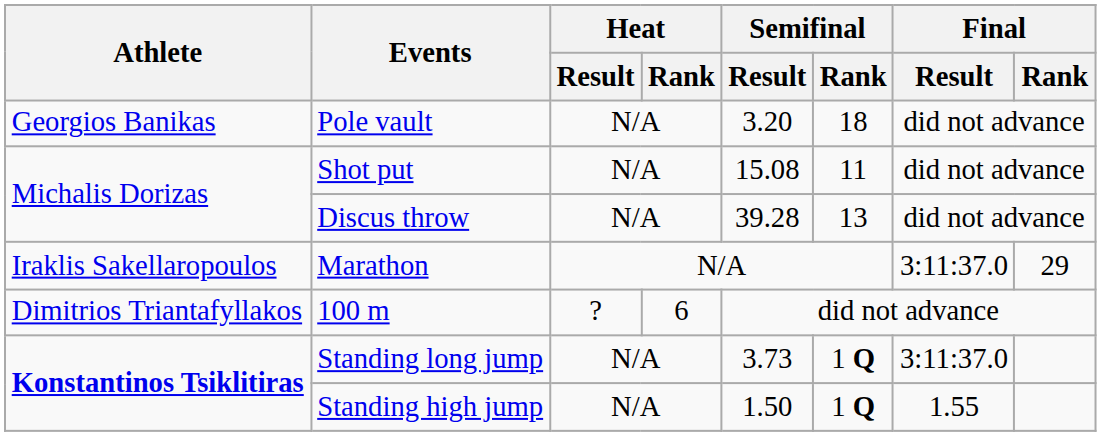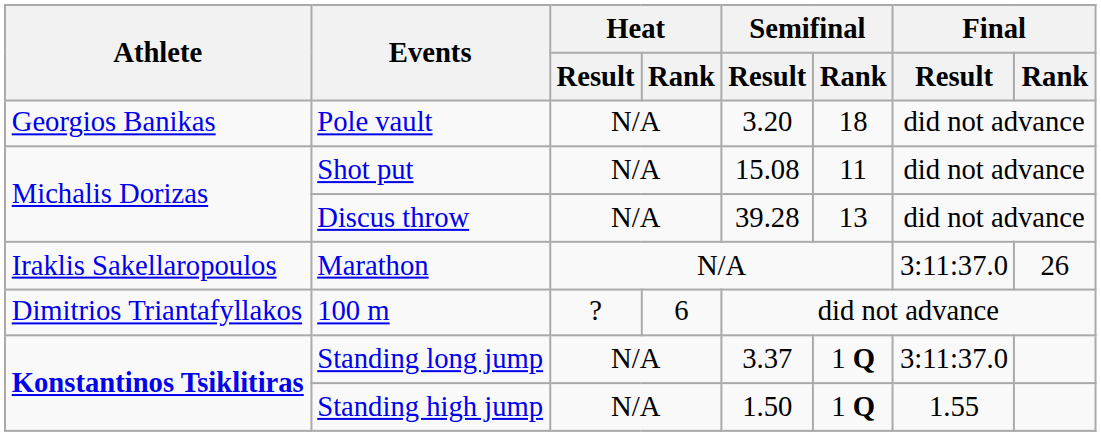(1055, 264) 29 -> (1055, 264) 26
(767, 359) 3.73 -> (767, 359) 3.37
